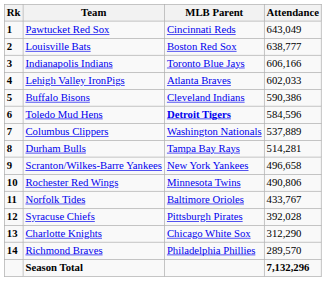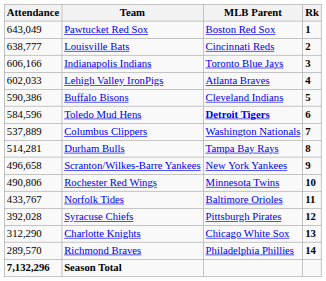columns swapped: (14, 13) <-> (293, 13)
(201, 30) Cincinnati Reds -> (240, 30) Boston Red Sox
(202, 47) Boston Red Sox -> (240, 47) Cincinnati Reds
